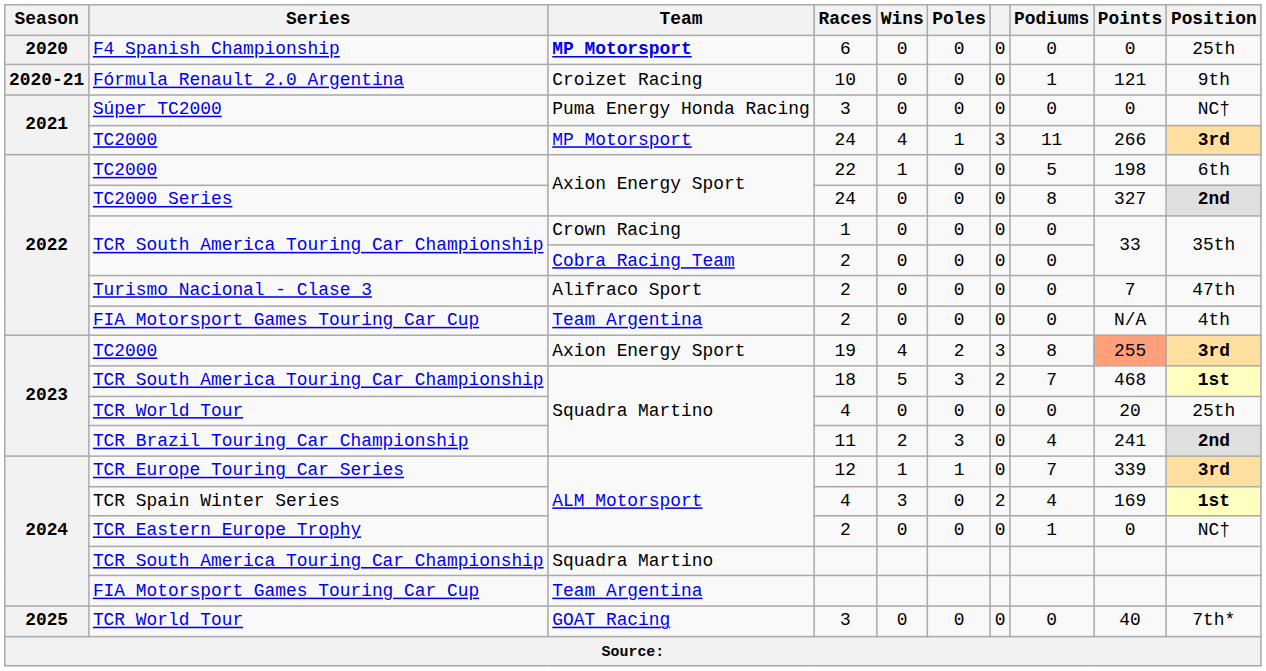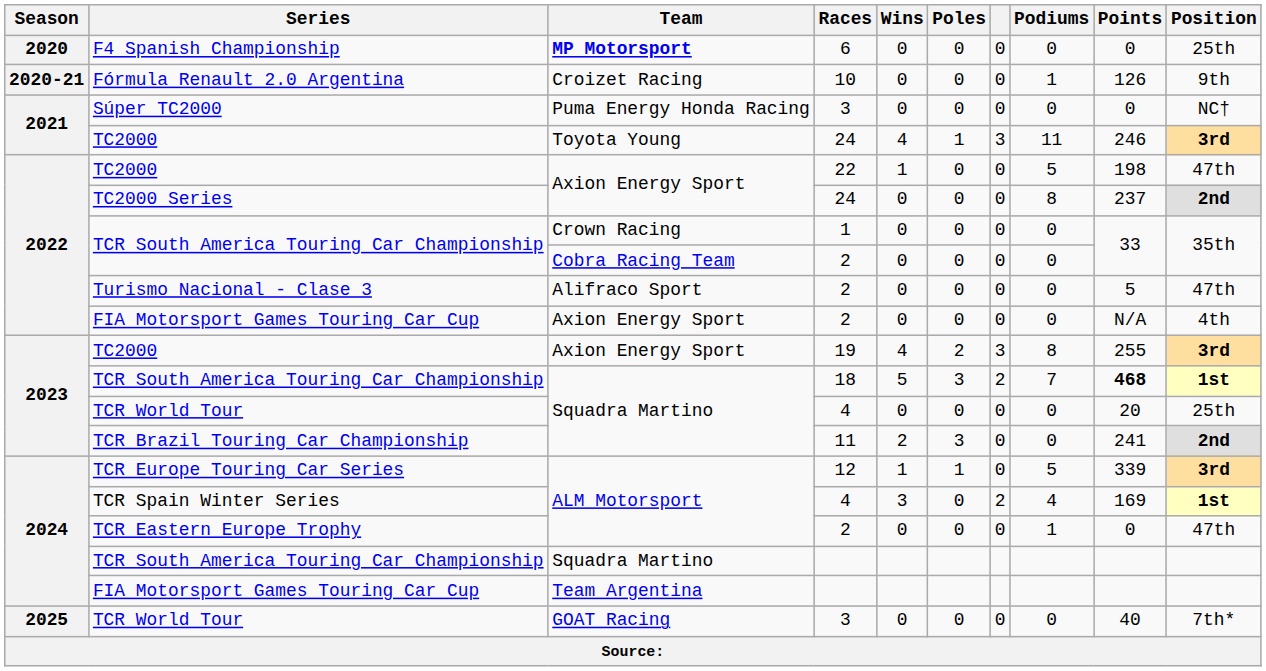(1130, 80) 121 -> (1130, 80) 126
(622, 140) MP Motorsport -> (617, 140) Toyota Young
(1130, 140) 266 -> (1130, 140) 246
(1214, 170) 6th -> (1214, 170) 47th
(1130, 200) 327 -> (1130, 200) 237
(1130, 290) 7 -> (1130, 290) 5
(627, 320) Team Argentina -> (649, 320) Axion Energy Sport
(1130, 350) lightsalmon background -> (1130, 350) no background
(1130, 380) normal -> (1130, 380) bold
(1052, 441) 4 -> (1052, 441) 0
(1052, 471) 7 -> (1052, 471) 5
(1214, 531) NC† -> (1214, 531) 47th
